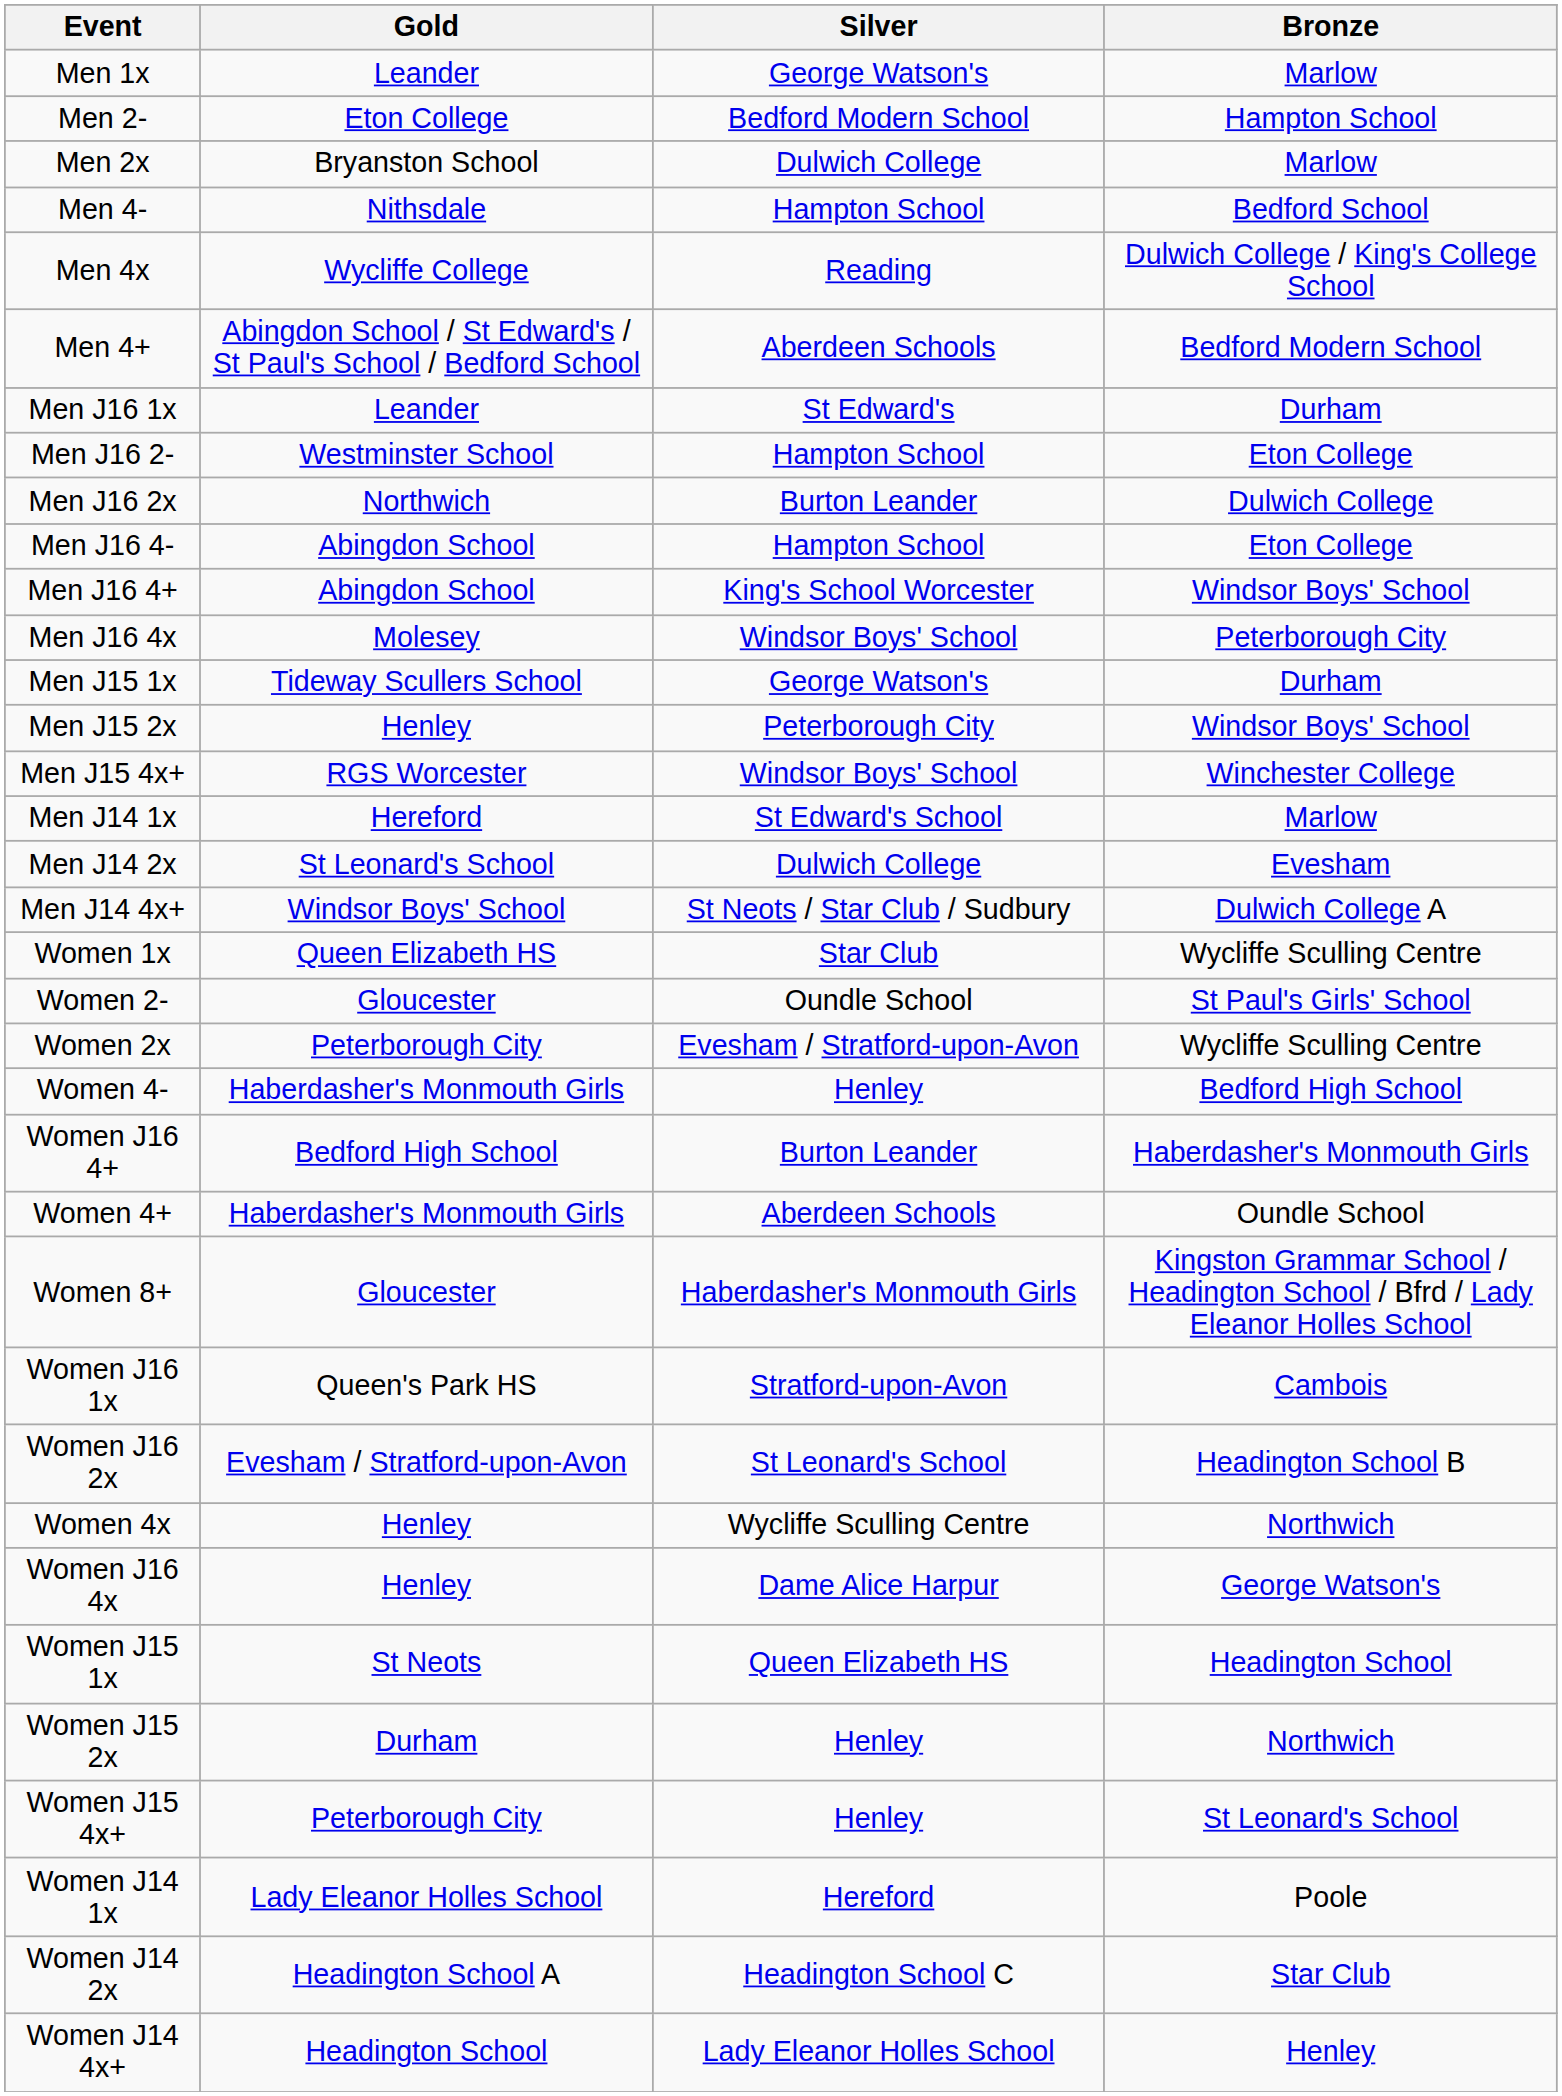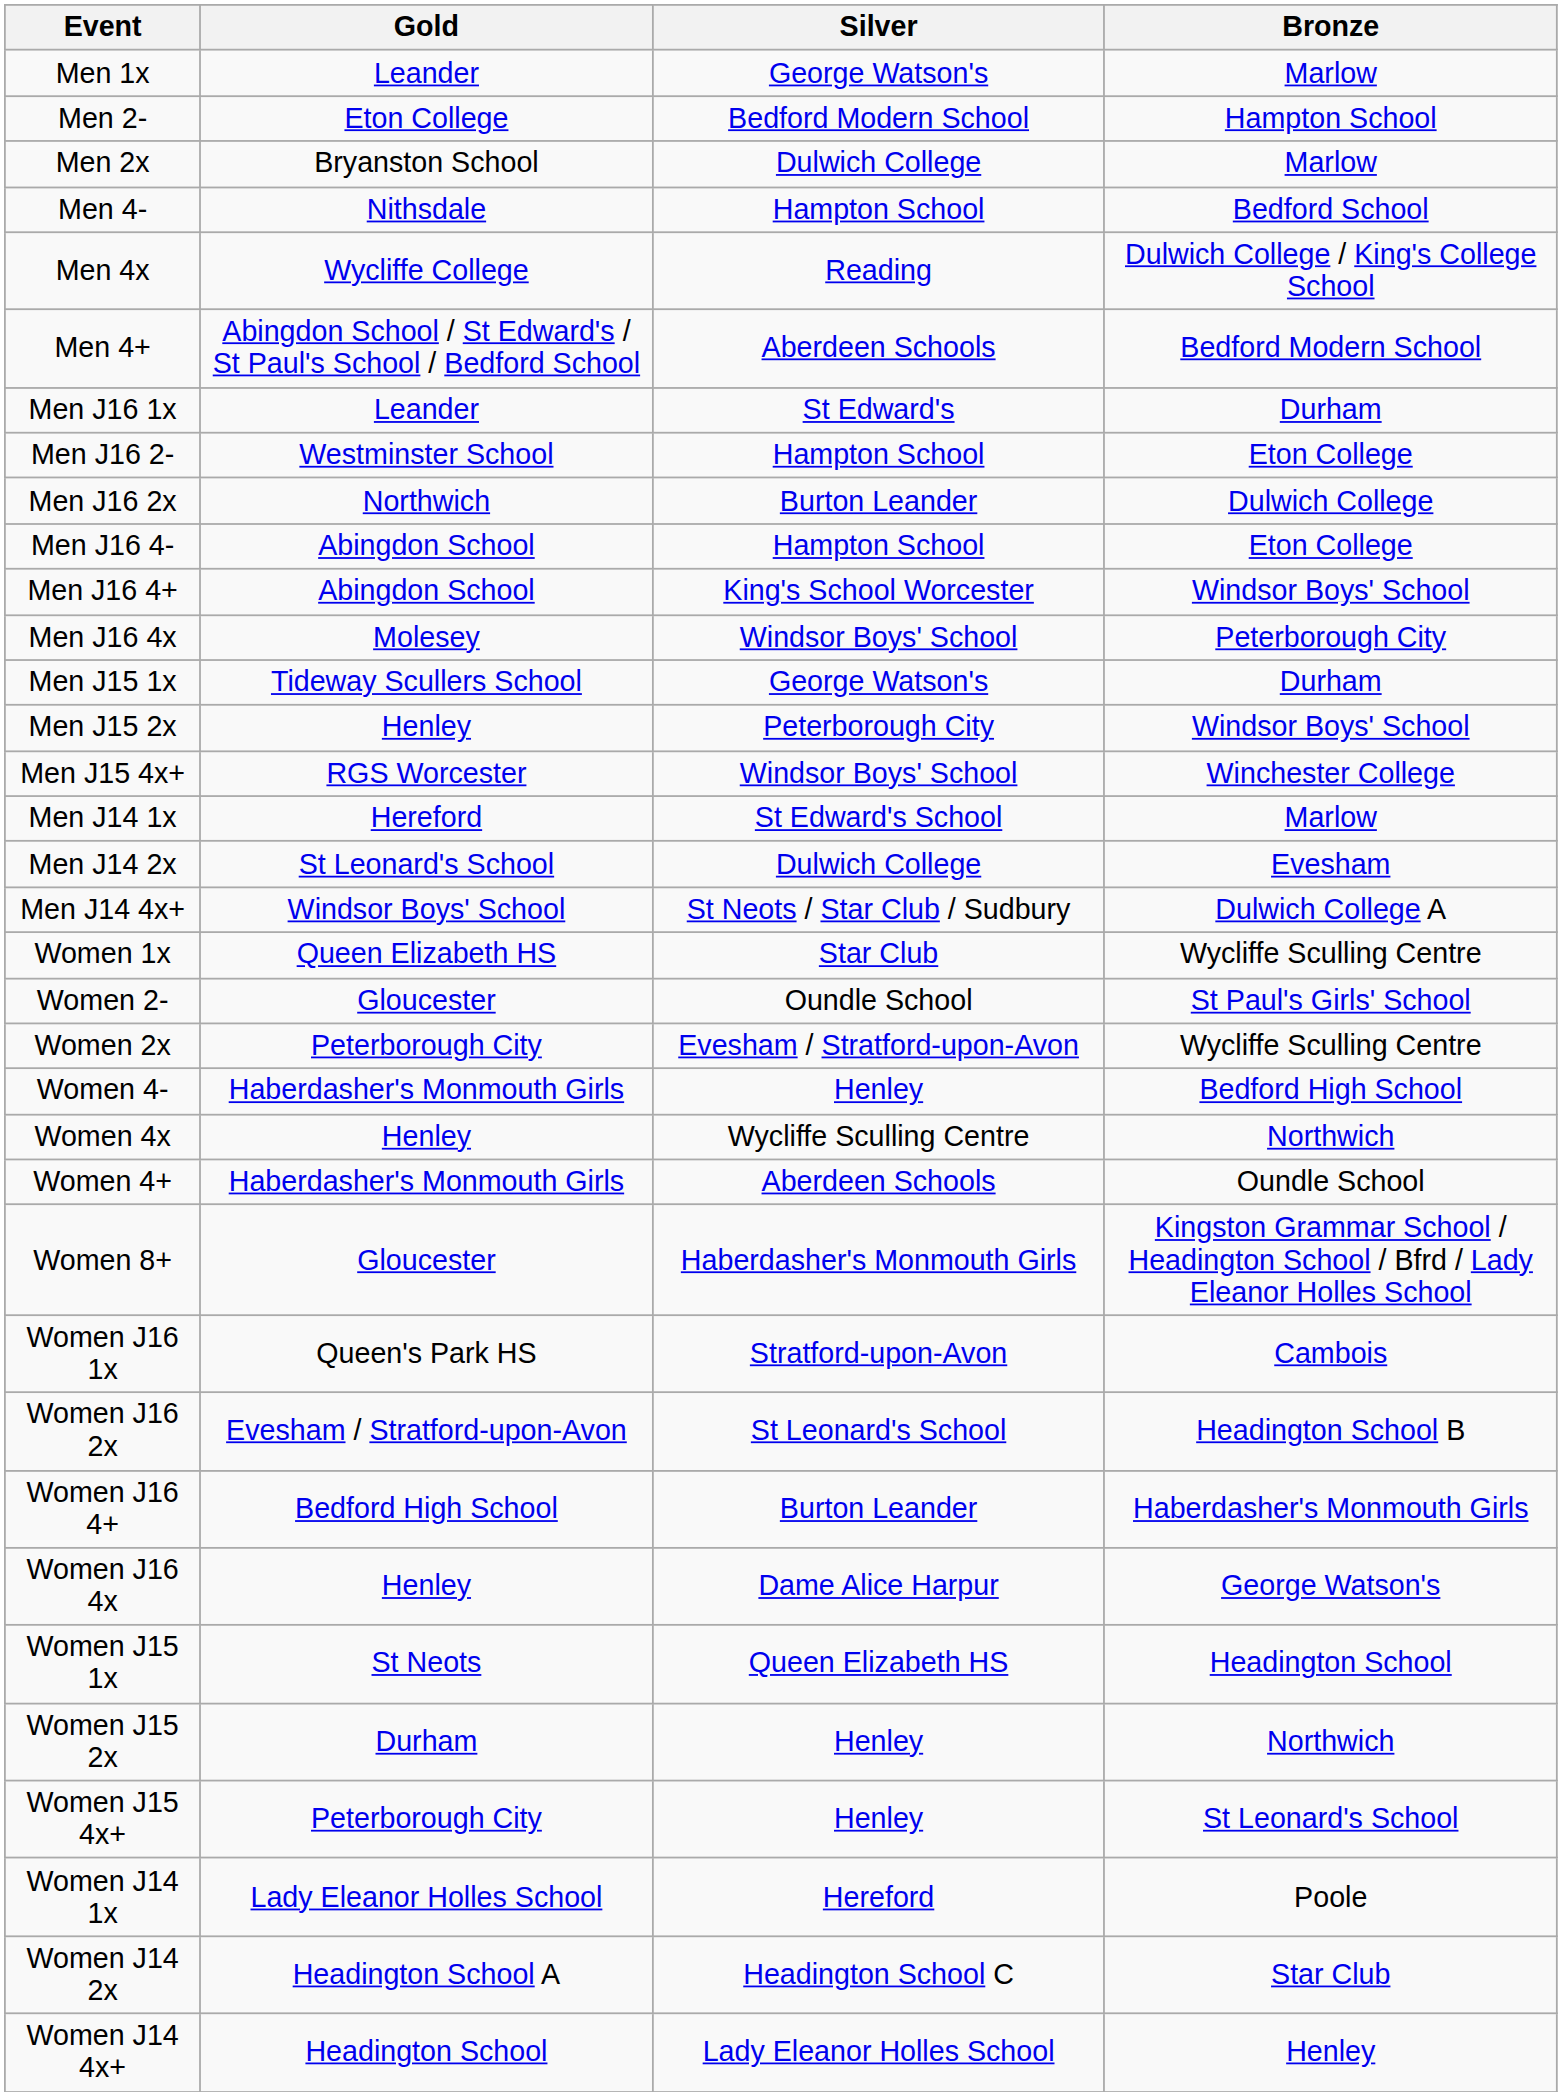rows swapped: (103, 1524) <-> (103, 1152)
